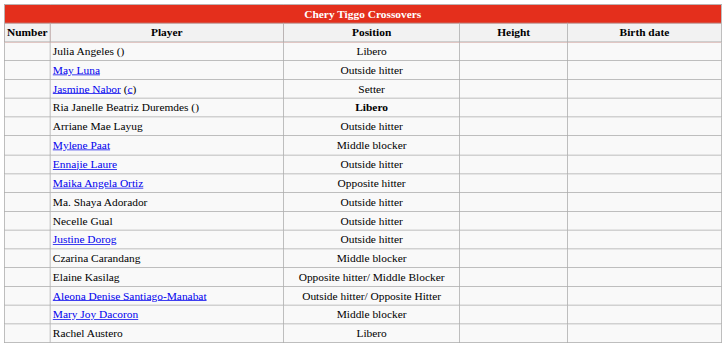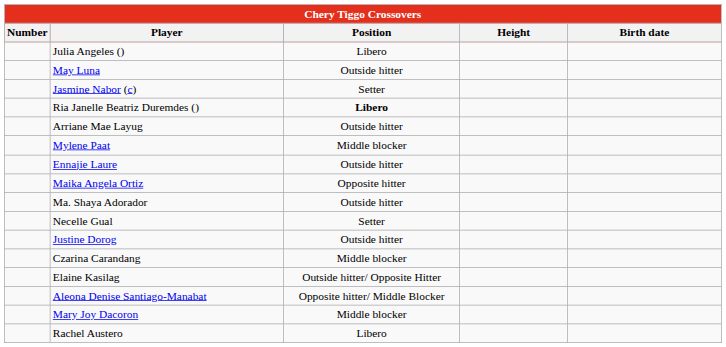(372, 220) Outside hitter -> (372, 220) Setter
(372, 277) Opposite hitter/ Middle Blocker -> (372, 277) Outside hitter/ Opposite Hitter
(372, 296) Outside hitter/ Opposite Hitter -> (372, 296) Opposite hitter/ Middle Blocker
